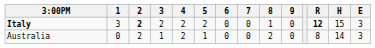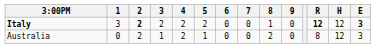(339, 24) 15 -> (339, 24) 12
(360, 24) normal -> (360, 24) bold
(339, 37) 14 -> (339, 37) 12
